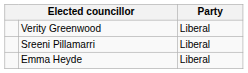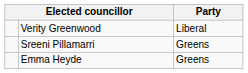(195, 44) Liberal -> (193, 44) Greens
(195, 60) Liberal -> (193, 60) Greens
